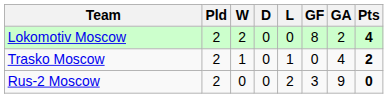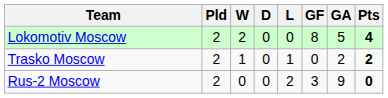(341, 37) 2 -> (341, 37) 5
(341, 59) 4 -> (341, 59) 2
